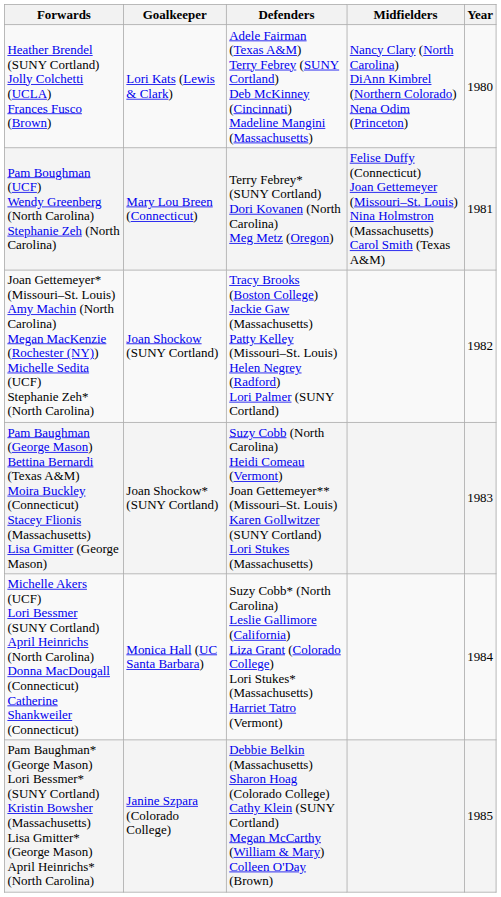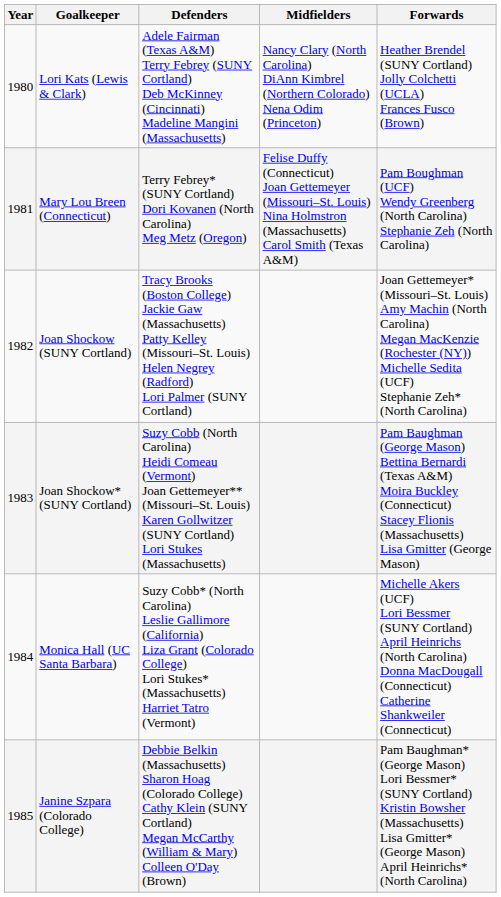columns swapped: (480, 14) <-> (64, 14)
